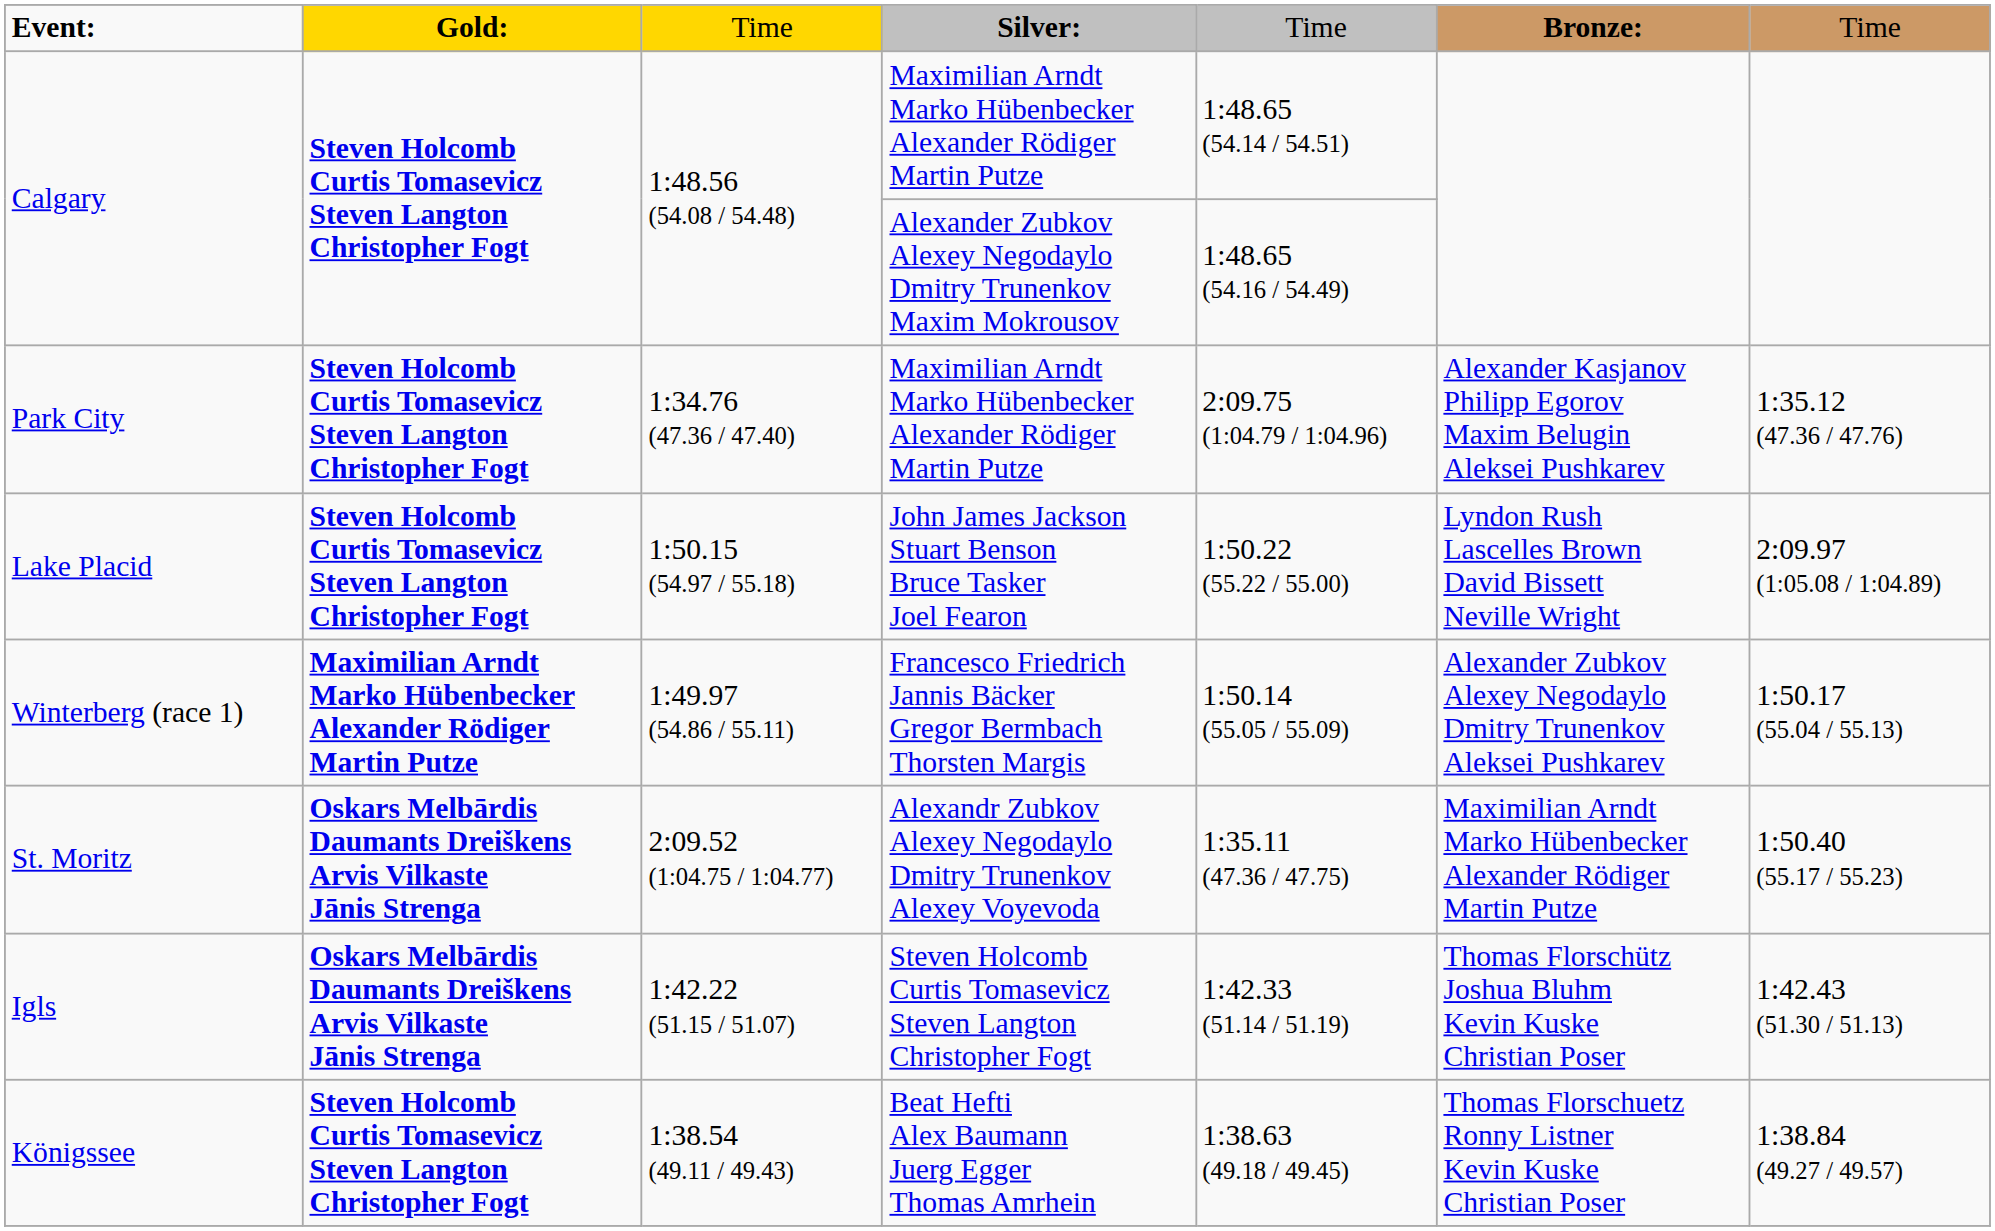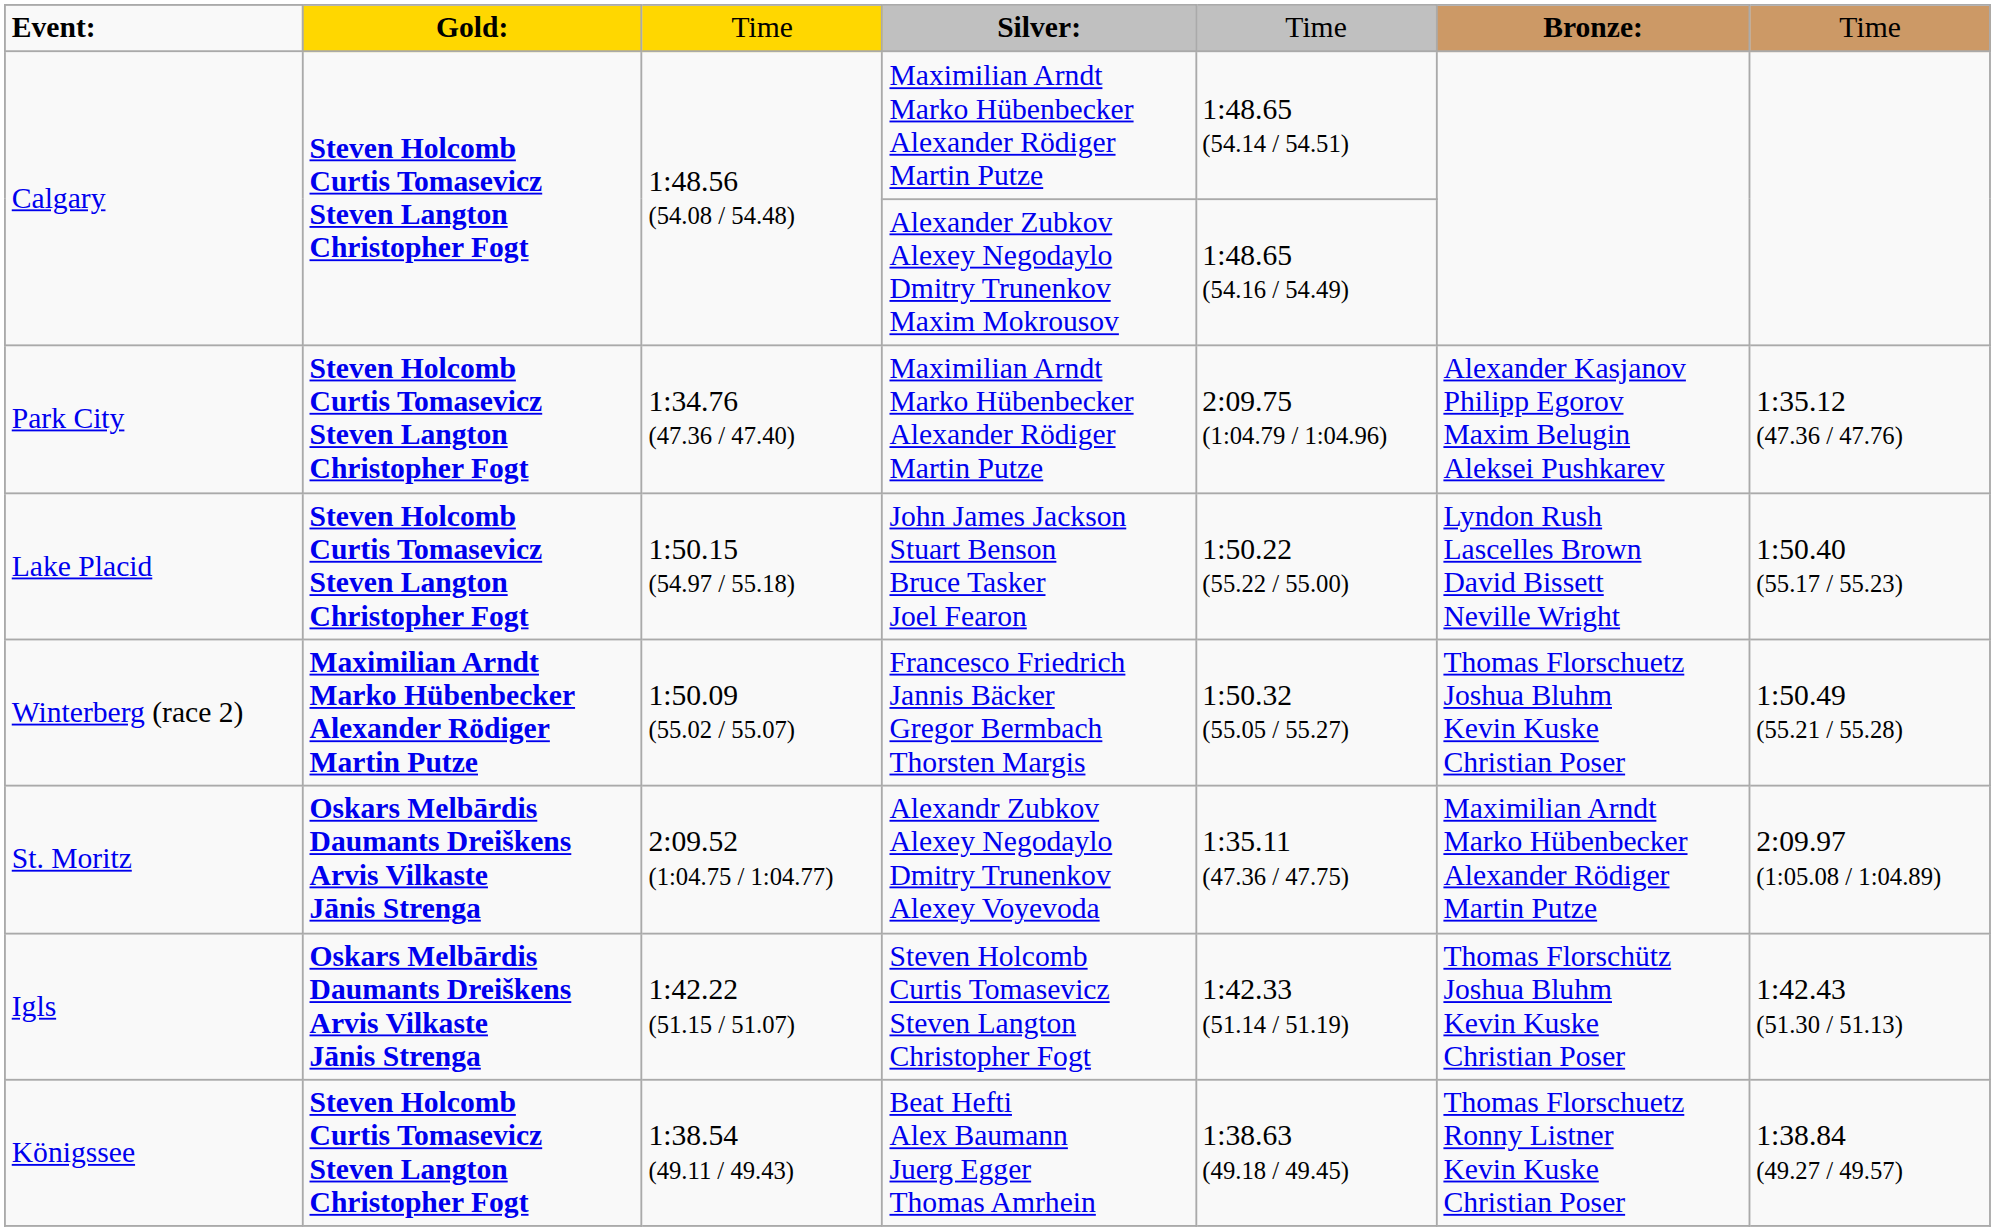(1849, 565) 2:09.97 (1:05.08 / 1:04.89) -> (1830, 565) 1:50.40 (55.17 / 55.23)
- row: (128, 712)
+ row: (128, 712)
(1830, 859) 1:50.40 (55.17 / 55.23) -> (1849, 859) 2:09.97 (1:05.08 / 1:04.89)
